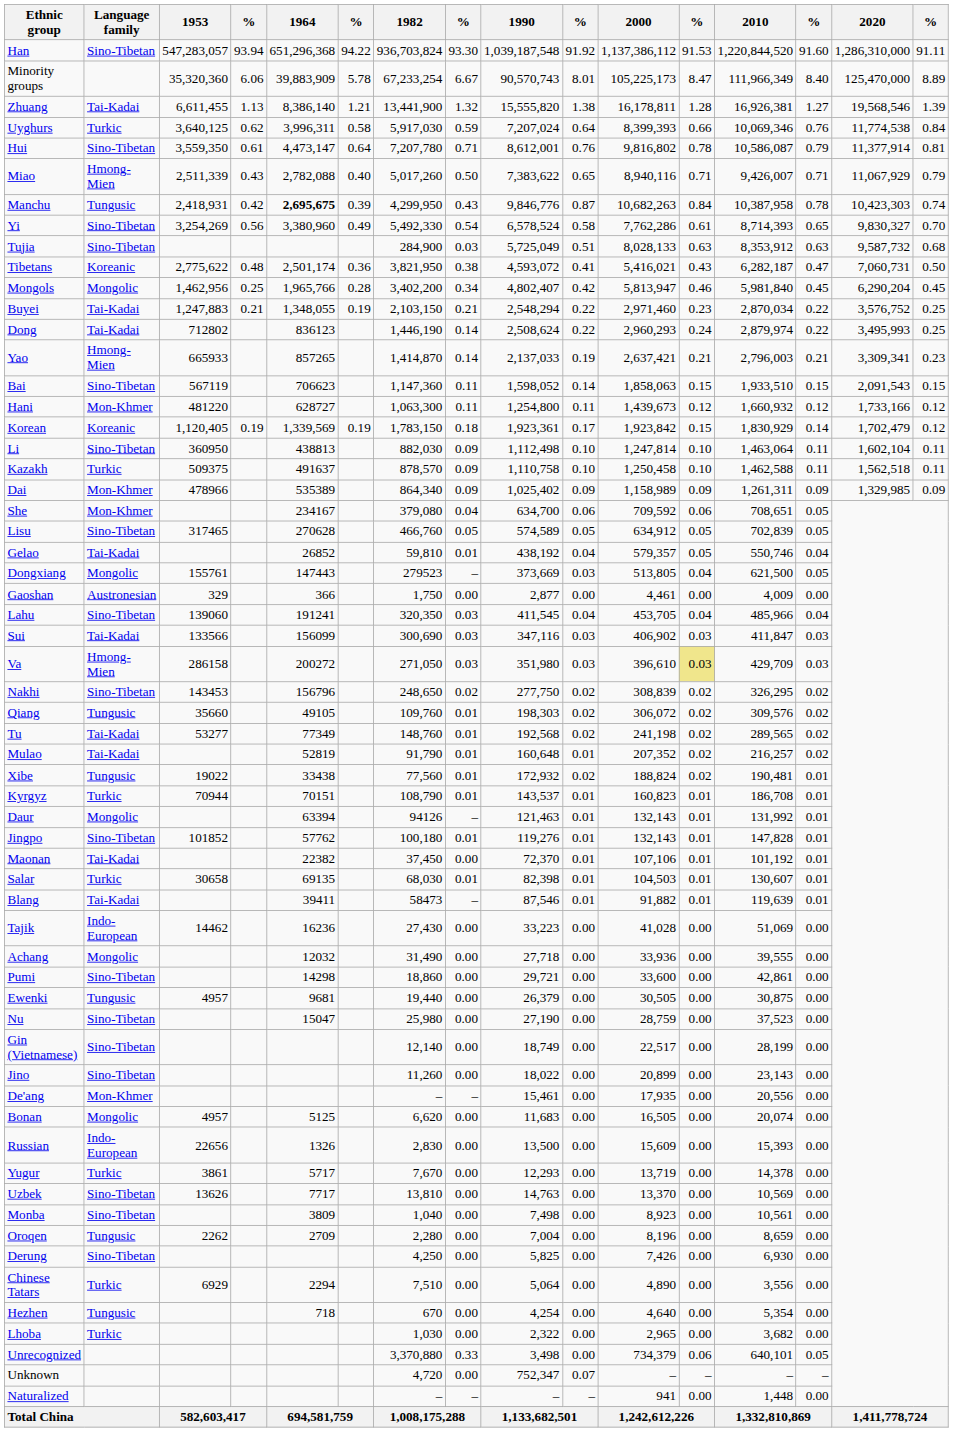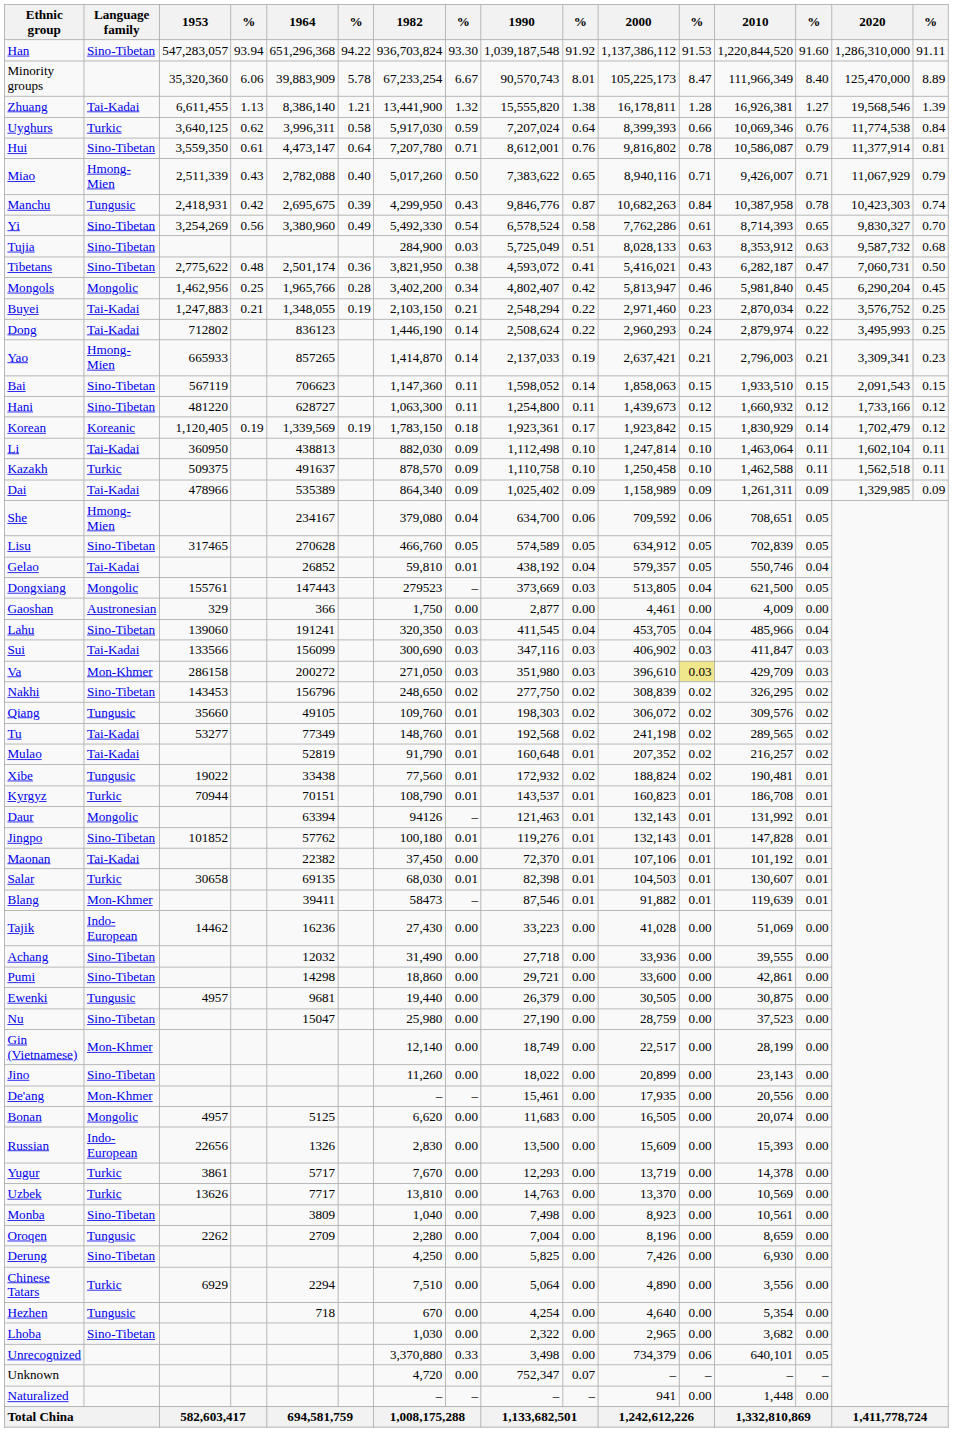(309, 204) bold -> (309, 204) normal
(111, 267) Koreanic -> (121, 267) Sino-Tibetan
(120, 406) Mon-Khmer -> (121, 406) Sino-Tibetan
(121, 448) Sino-Tibetan -> (113, 448) Tai-Kadai
(120, 490) Mon-Khmer -> (113, 490) Tai-Kadai
(120, 510) Mon-Khmer -> (109, 518) Hmong-Mien
(109, 663) Hmong-Mien -> (120, 671) Mon-Khmer
(113, 900) Tai-Kadai -> (120, 900) Mon-Khmer
(113, 956) Mongolic -> (121, 956) Sino-Tibetan
(121, 1047) Sino-Tibetan -> (120, 1047) Mon-Khmer
(121, 1194) Sino-Tibetan -> (104, 1194) Turkic
(104, 1333) Turkic -> (121, 1333) Sino-Tibetan
